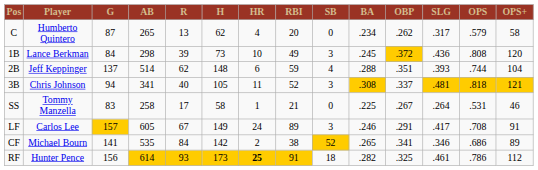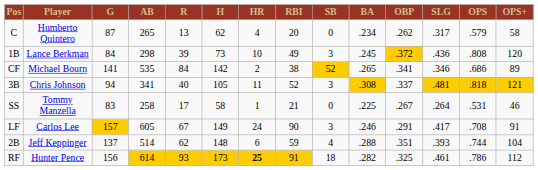rows swapped: (14, 69) <-> (14, 142)
(294, 127) 89 -> (294, 127) 90
